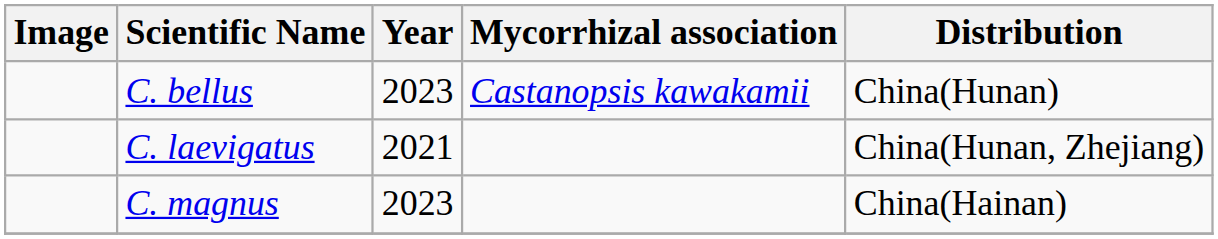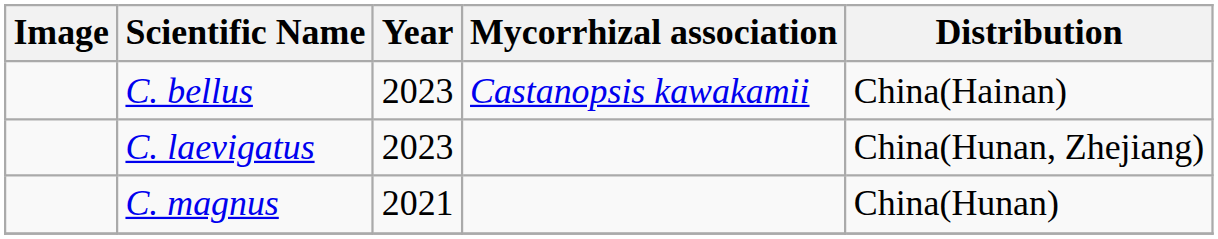(956, 89) China(Hunan) -> (960, 89) China(Hainan)
(418, 146) 2021 -> (418, 146) 2023
(418, 203) 2023 -> (418, 203) 2021
(960, 203) China(Hainan) -> (956, 203) China(Hunan)
